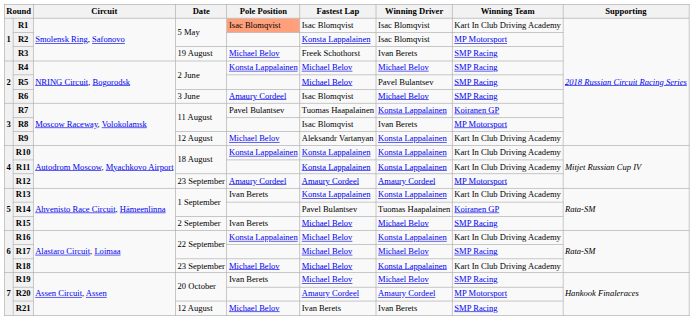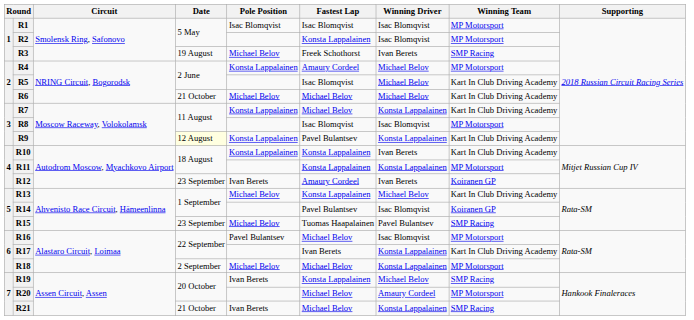(255, 25) lightsalmon background -> (255, 25) no background
(508, 25) Kart In Club Driving Academy -> (477, 25) MP Motorsport
(327, 67) Michael Belov -> (330, 67) Amaury Cordeel
(476, 67) SMP Racing -> (477, 67) MP Motorsport
(327, 81) Michael Belov -> (328, 81) Isac Blomqvist
(406, 81) Pavel Bulantsev -> (403, 81) Michael Belov
(476, 81) SMP Racing -> (504, 81) Kart In Club Driving Academy
(189, 95) 3 June -> (197, 95) 21 October
(258, 95) Amaury Cordeel -> (254, 95) Michael Belov
(328, 95) Isac Blomqvist -> (327, 95) Michael Belov
(476, 95) SMP Racing -> (504, 95) Kart In Club Driving Academy
(257, 110) Pavel Bulantsev -> (263, 110) Konsta Lappalainen
(338, 110) Tuomas Haapalainen -> (327, 110) Michael Belov
(477, 110) Koiranen GP -> (504, 110) Kart In Club Driving Academy
(398, 124) Ivan Berets -> (404, 124) Isac Blomqvist
(195, 138) no background -> (195, 138) lightyellow background
(254, 138) Michael Belov -> (263, 138) Konsta Lappalainen
(338, 138) Aleksandr Vartanyan -> (329, 138) Pavel Bulantsev
(412, 152) Konsta Lappalainen -> (398, 152) Ivan Berets
(508, 166) Kart In Club Driving Academy -> (477, 166) MP Motorsport
(258, 180) Amaury Cordeel -> (249, 180) Ivan Berets
(407, 180) Amaury Cordeel -> (398, 180) Ivan Berets
(481, 180) MP Motorsport -> (473, 180) Koiranen GP
(249, 194) Ivan Berets -> (254, 194) Michael Belov
(412, 194) Konsta Lappalainen -> (403, 194) Michael Belov
(414, 209) Tuomas Haapalainen -> (404, 209) Isac Blomqvist
(199, 223) 2 September -> (201, 223) 23 September
(249, 223) Ivan Berets -> (254, 223) Michael Belov
(327, 223) Michael Belov -> (338, 223) Tuomas Haapalainen
(403, 223) Michael Belov -> (406, 223) Pavel Bulantsev
(263, 237) Konsta Lappalainen -> (257, 237) Pavel Bulantsev
(412, 237) Konsta Lappalainen -> (404, 237) Isac Blomqvist
(508, 237) Kart In Club Driving Academy -> (477, 237) MP Motorsport
(327, 251) Michael Belov -> (321, 251) Ivan Berets
(403, 251) Michael Belov -> (412, 251) Konsta Lappalainen
(476, 251) SMP Racing -> (504, 251) Kart In Club Driving Academy
(201, 265) 23 September -> (199, 265) 2 September
(508, 265) Kart In Club Driving Academy -> (477, 265) MP Motorsport
(327, 279) Michael Belov -> (336, 279) Konsta Lappalainen
(330, 293) Amaury Cordeel -> (327, 293) Michael Belov
(195, 308) 12 August -> (197, 308) 21 October
(254, 308) Michael Belov -> (249, 308) Ivan Berets
(321, 308) Ivan Berets -> (327, 308) Michael Belov
(398, 308) Ivan Berets -> (412, 308) Konsta Lappalainen
